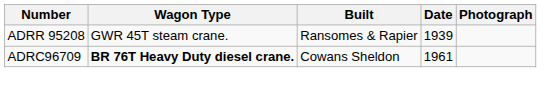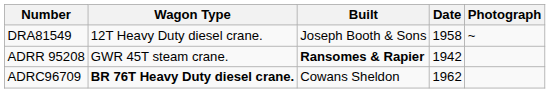+ row: (40, 35)
(359, 35) normal -> (362, 56) bold
(438, 35) 1939 -> (447, 56) 1942
(438, 56) 1961 -> (447, 77) 1962
